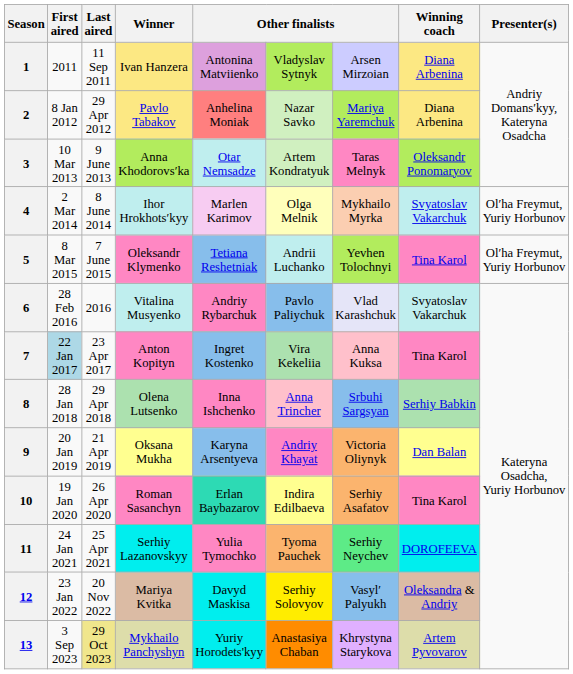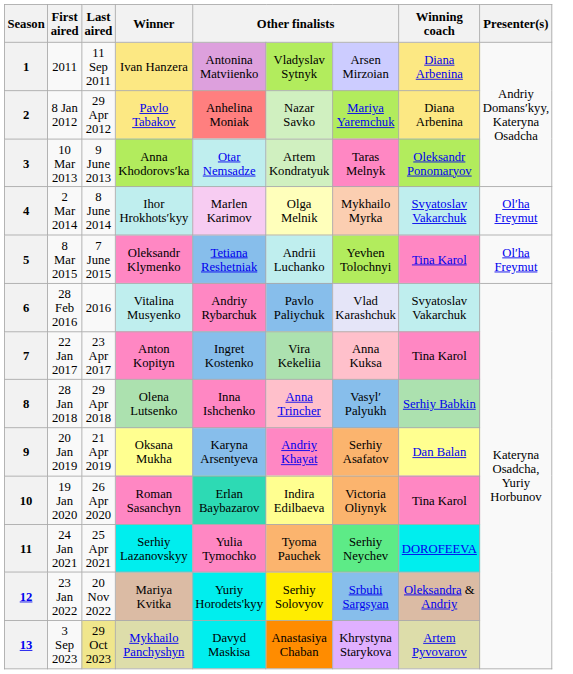(524, 211) Olʹha Freymut, Yuriy Horbunov -> (516, 211) Olʹha Freymut
(524, 260) Olʹha Freymut, Yuriy Horbunov -> (516, 260) Olʹha Freymut
(65, 356) lightblue background -> (65, 356) no background
(366, 404) Srbuhi Sargsyan -> (366, 404) Vasylʹ Palyukh
(366, 452) Victoria Oliynyk -> (366, 452) Serhiy Asafatov
(366, 501) Serhiy Asafatov -> (366, 501) Victoria Oliynyk
(229, 597) Davyd Maskisa -> (229, 597) Yuriy Horodets'kyy
(366, 597) Vasylʹ Palyukh -> (366, 597) Srbuhi Sargsyan
(229, 645) Yuriy Horodets'kyy -> (229, 645) Davyd Maskisa
